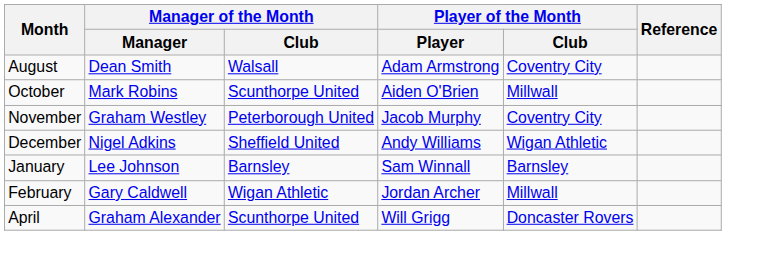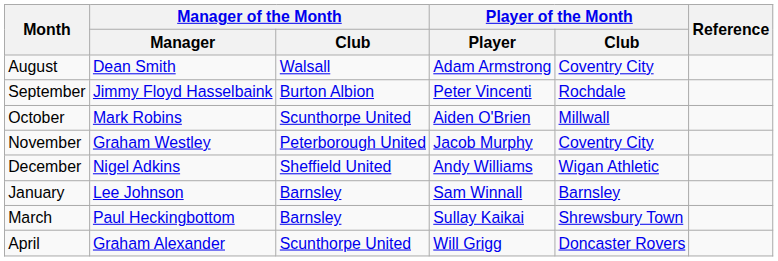+ row: (47, 92)
- row: (40, 192)
+ row: (30, 218)
